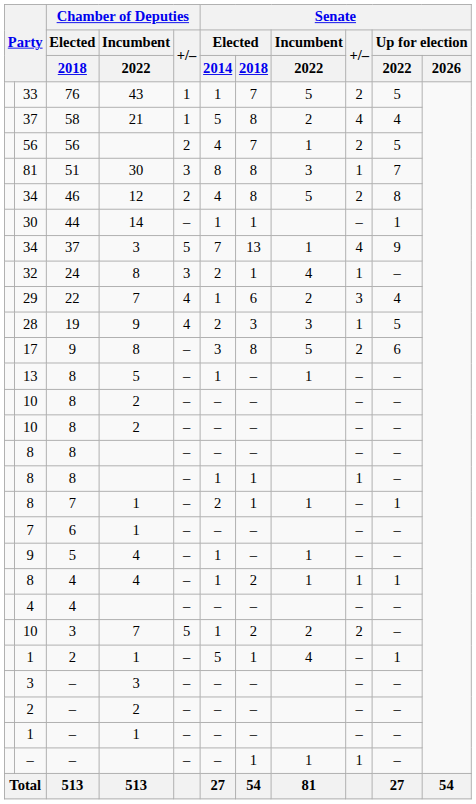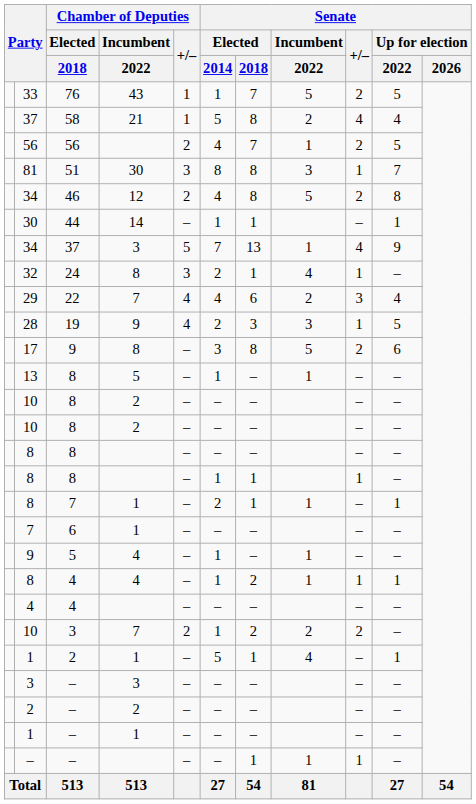(218, 298) 1 -> (218, 298) 4
(187, 632) 5 -> (187, 632) 2
